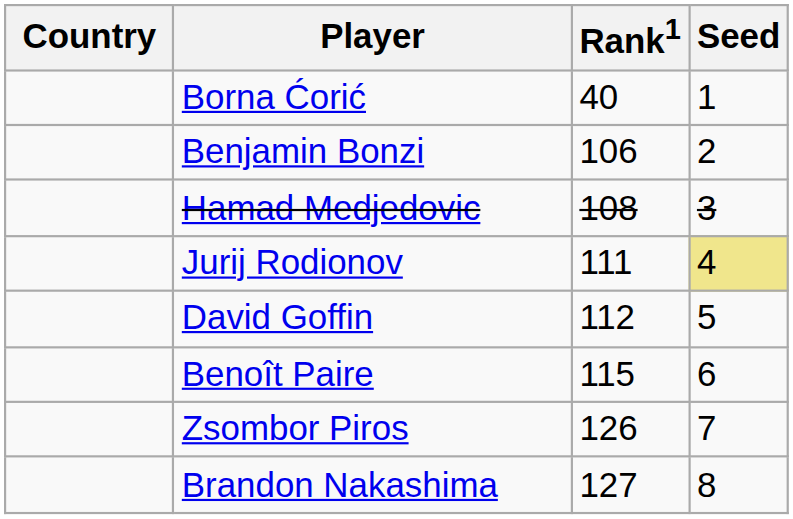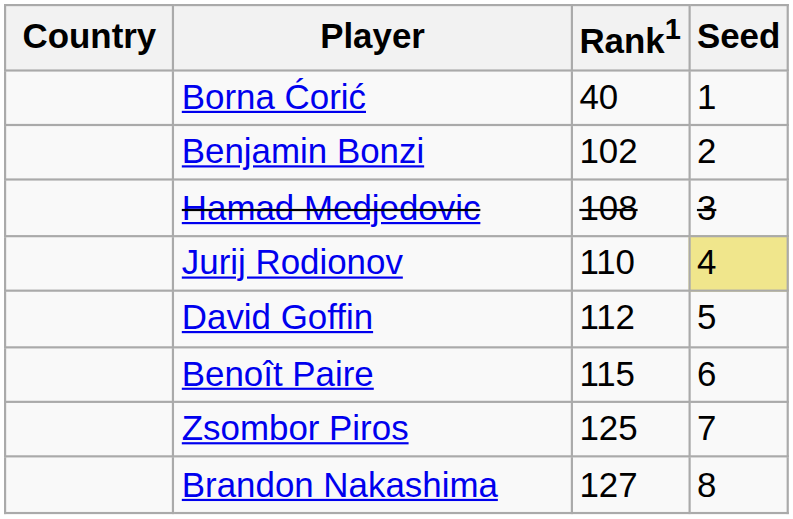(608, 152) 106 -> (608, 152) 102
(606, 262) 111 -> (607, 262) 110
(608, 428) 126 -> (608, 428) 125
